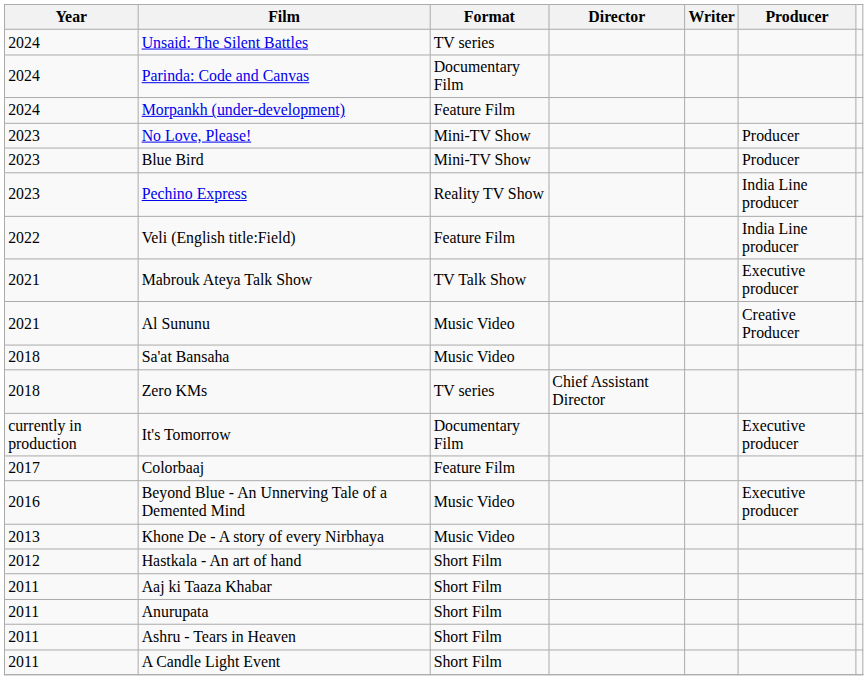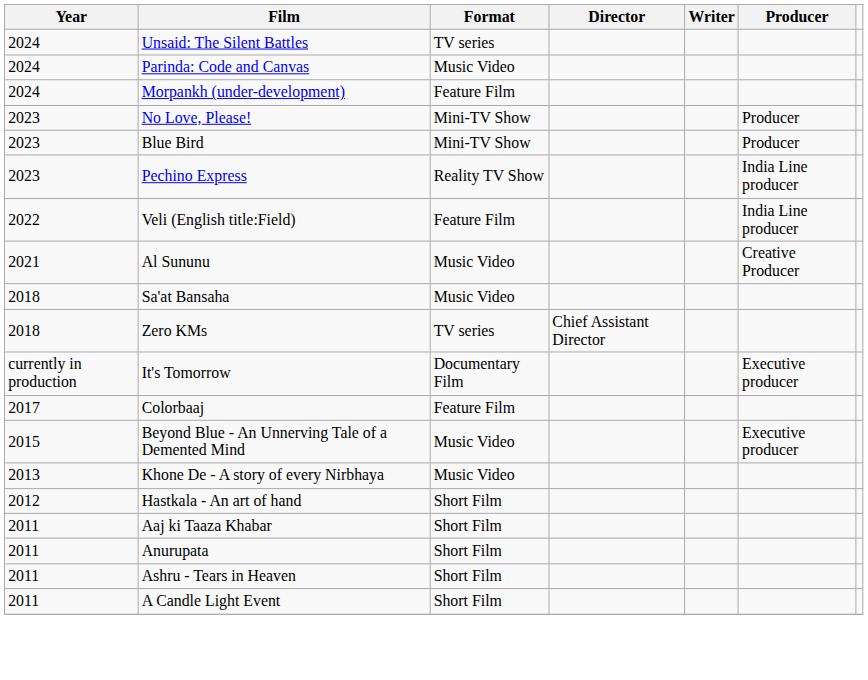(477, 76) Documentary Film -> (474, 67) Music Video
- row: (227, 280)
(24, 502) 2016 -> (24, 441) 2015
